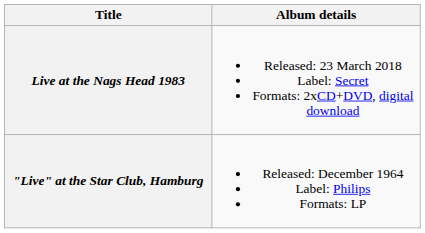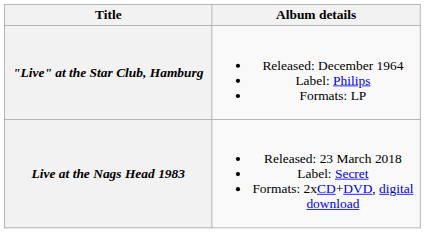rows swapped: (108, 181) <-> (108, 80)
